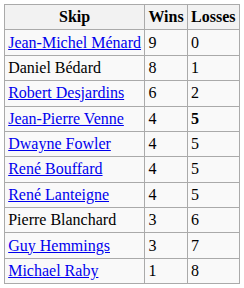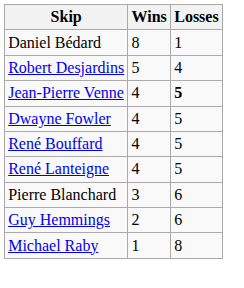- row: (75, 42)
(152, 93) 6 -> (136, 67) 5
(195, 93) 2 -> (178, 67) 4
(152, 245) 3 -> (136, 220) 2
(195, 245) 7 -> (178, 220) 6
